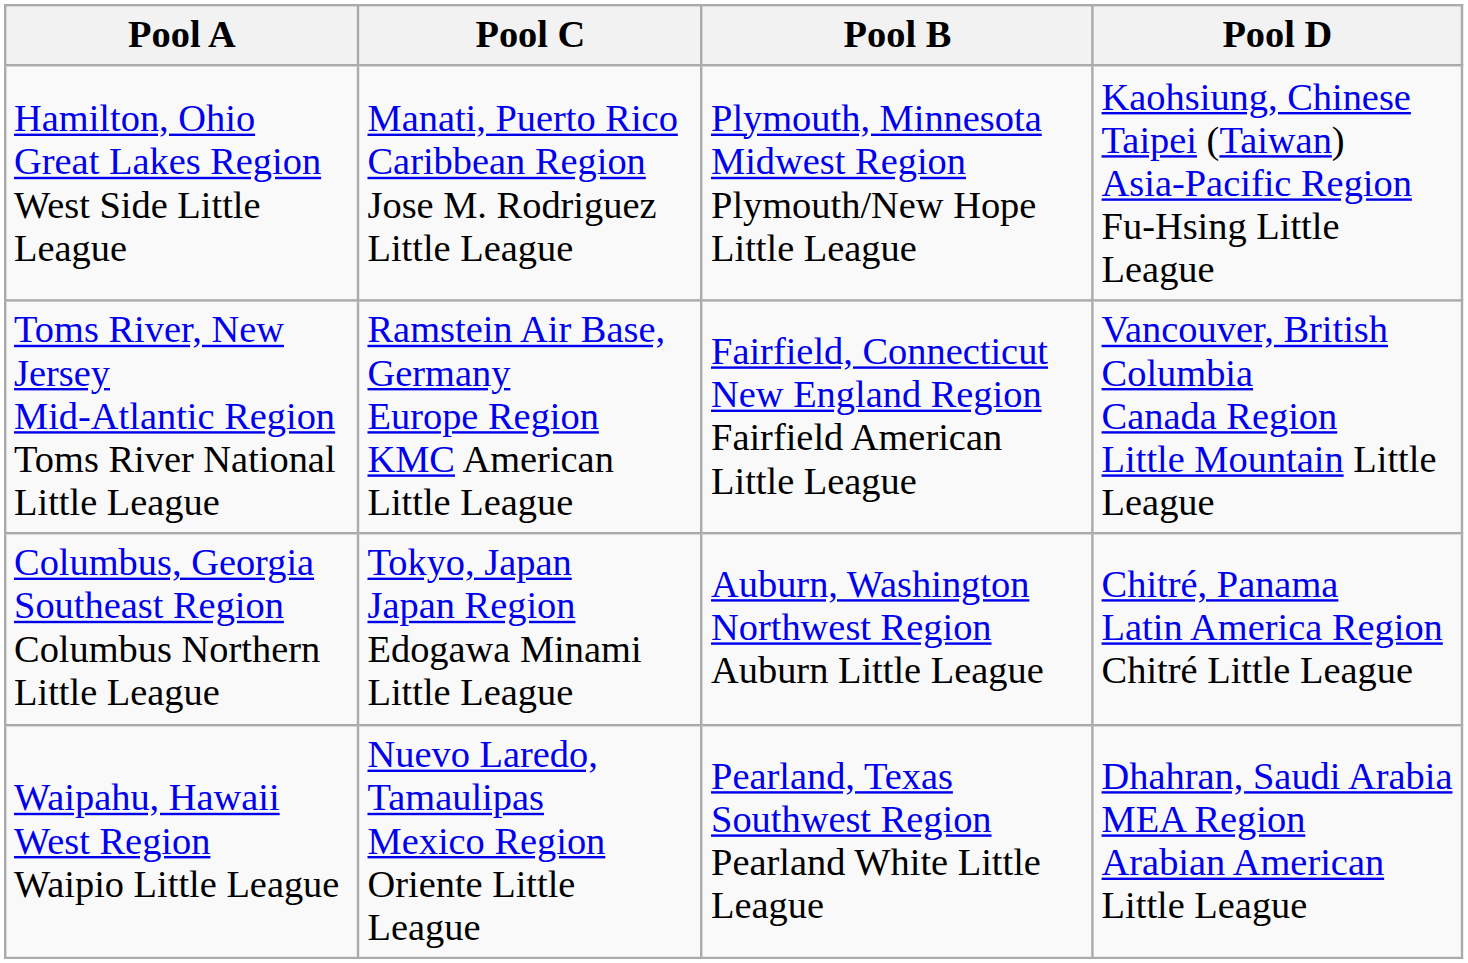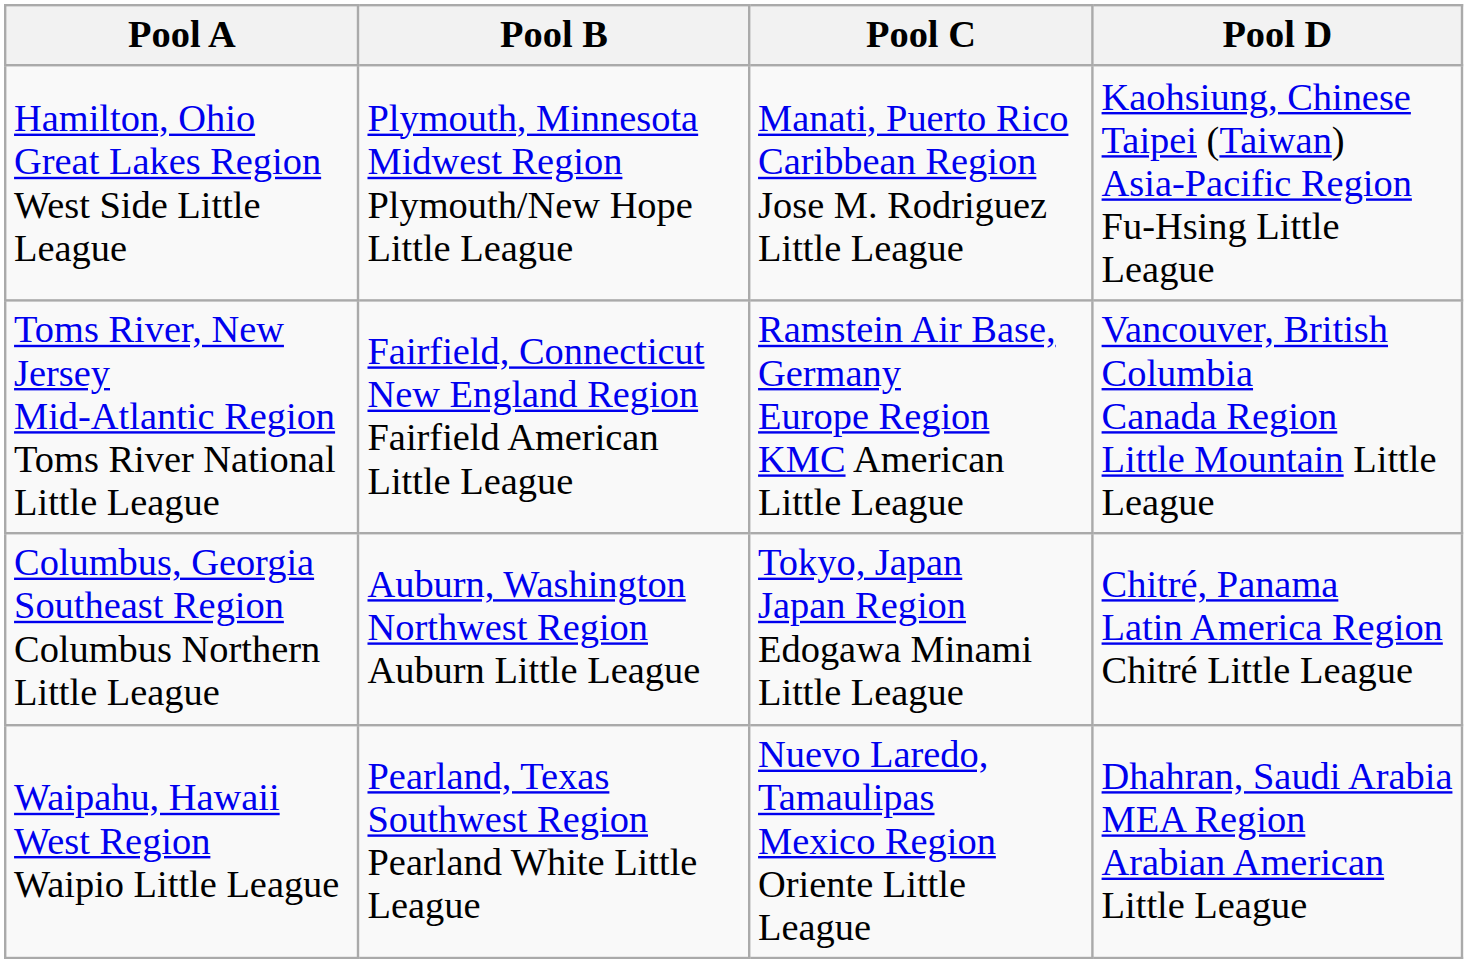columns swapped: (897, 34) <-> (530, 34)
